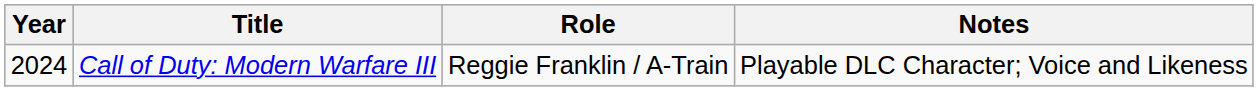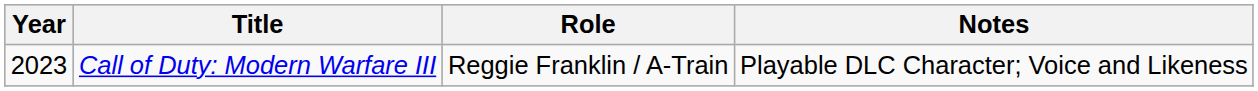(39, 65) 2024 -> (39, 65) 2023
